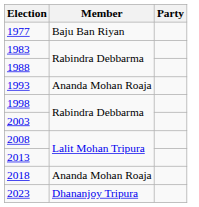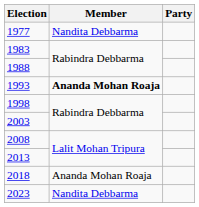(88, 31) Baju Ban Riyan -> (95, 31) Nandita Debbarma
(102, 85) normal -> (106, 85) bold
(95, 193) Dhananjoy Tripura -> (95, 193) Nandita Debbarma
